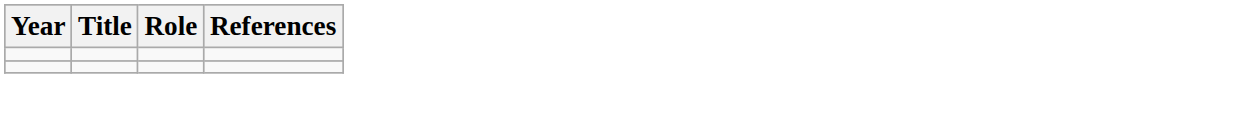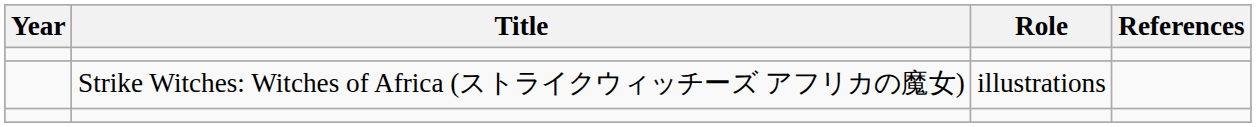+ row: (521, 83)
